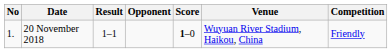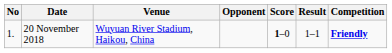columns swapped: (265, 12) <-> (109, 12)
(348, 34) normal -> (349, 34) bold
